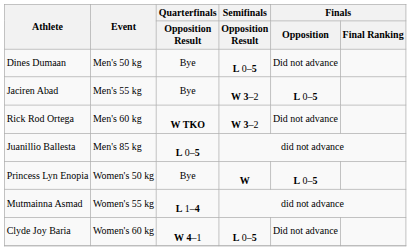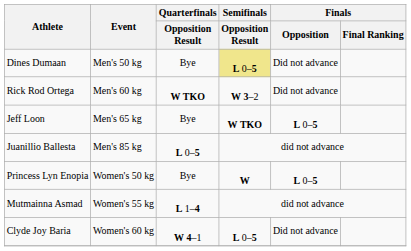(245, 69) no background -> (245, 69) khaki background
- row: (32, 91)
+ row: (26, 119)
